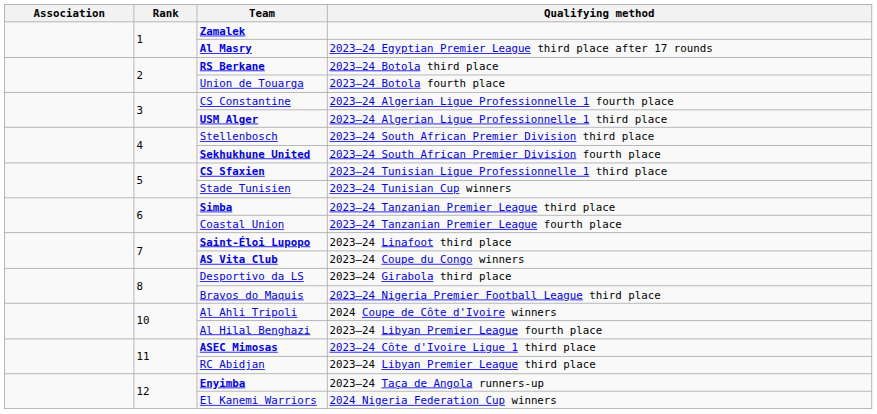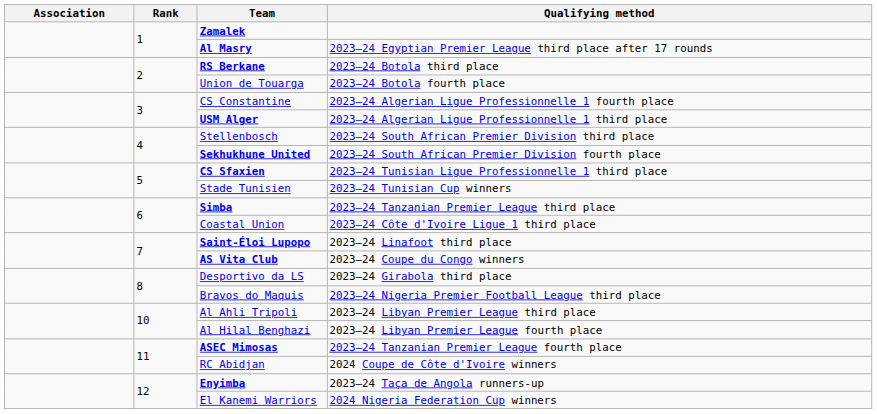(476, 224) 2023–24 Tanzanian Premier League fourth place -> (463, 224) 2023–24 Côte d'Ivoire Ligue 1 third place
(443, 312) 2024 Coupe de Côte d'Ivoire winners -> (463, 312) 2023–24 Libyan Premier League third place
(463, 347) 2023–24 Côte d'Ivoire Ligue 1 third place -> (476, 347) 2023–24 Tanzanian Premier League fourth place
(463, 365) 2023–24 Libyan Premier League third place -> (443, 365) 2024 Coupe de Côte d'Ivoire winners
